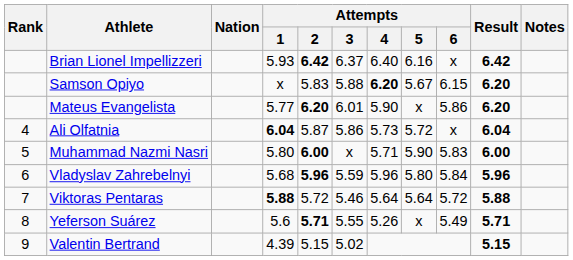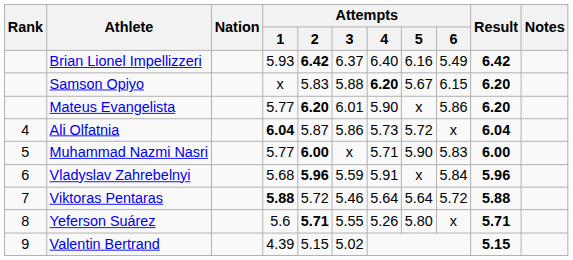(453, 61) x -> (453, 61) 5.49
(280, 152) 5.80 -> (280, 152) 5.77
(384, 175) 5.96 -> (384, 175) 5.91
(419, 175) 5.80 -> (419, 175) x
(419, 221) x -> (419, 221) 5.80
(453, 221) 5.49 -> (453, 221) x
